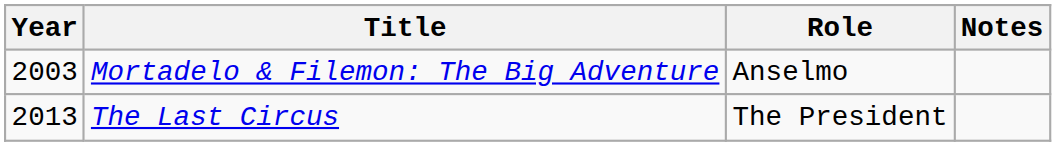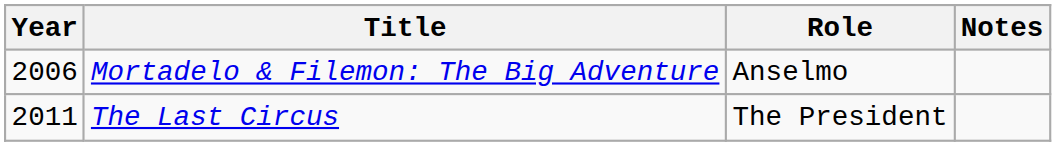(45, 72) 2003 -> (45, 72) 2006
(45, 117) 2013 -> (45, 117) 2011
